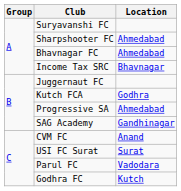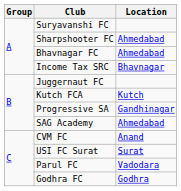(133, 95) Godhra -> (131, 95) Kutch
(141, 109) Ahmedabad -> (146, 109) Gandhinagar
(146, 123) Gandhinagar -> (141, 123) Ahmedabad
(131, 179) Kutch -> (133, 179) Godhra
